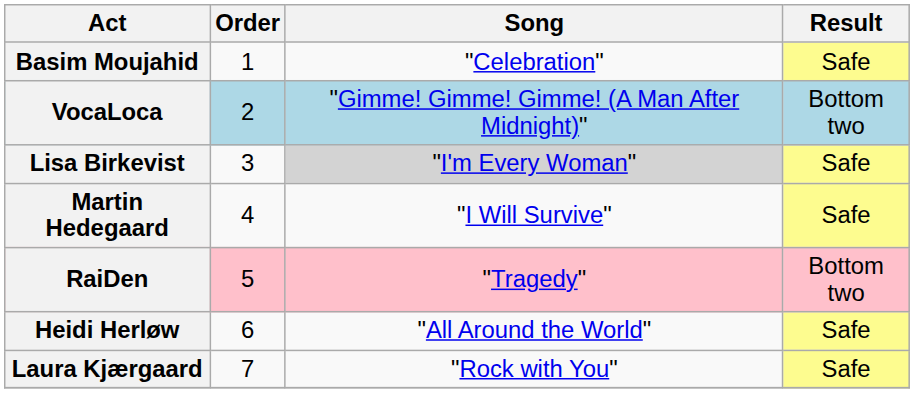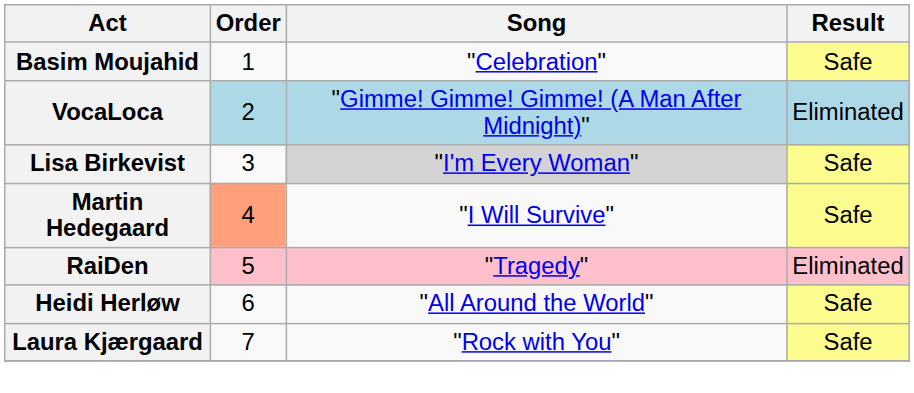(846, 112) Bottom two -> (848, 112) Eliminated
(248, 214) no background -> (248, 214) lightsalmon background
(846, 279) Bottom two -> (848, 266) Eliminated
